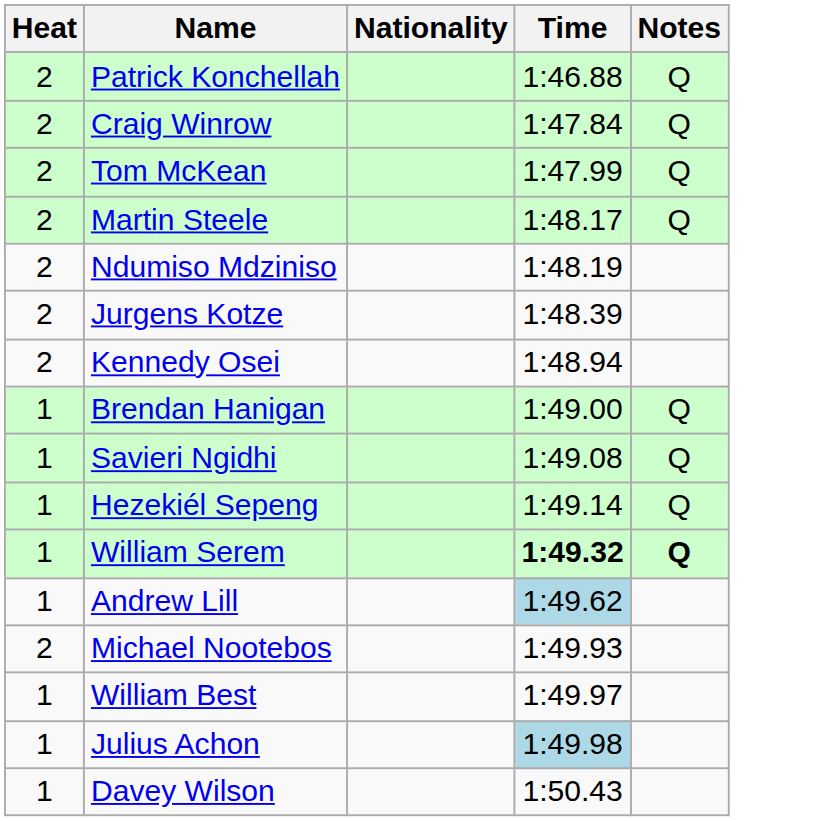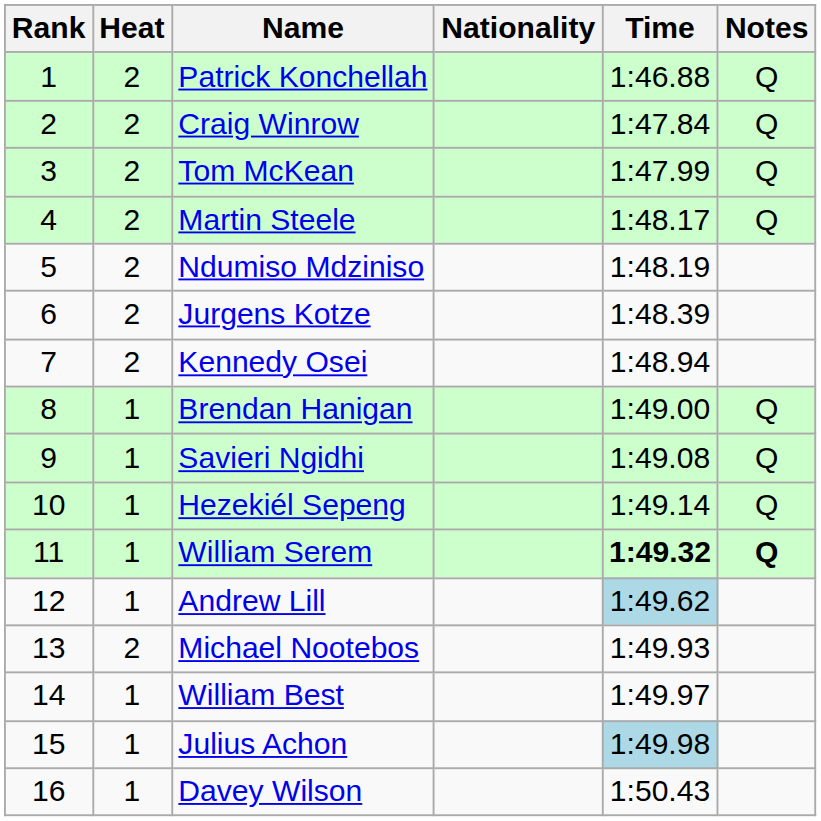+ column: (49, 28)
